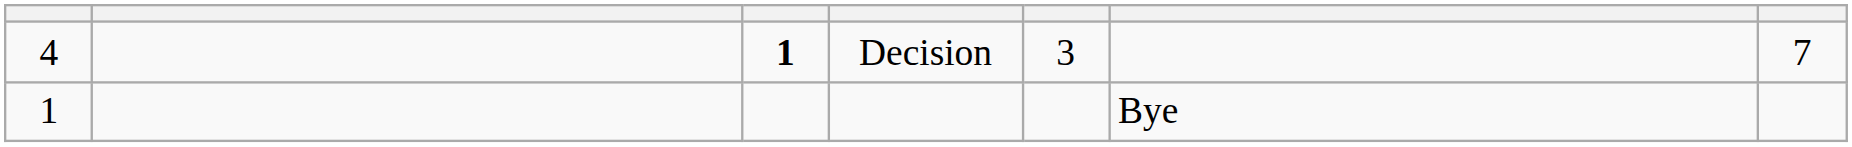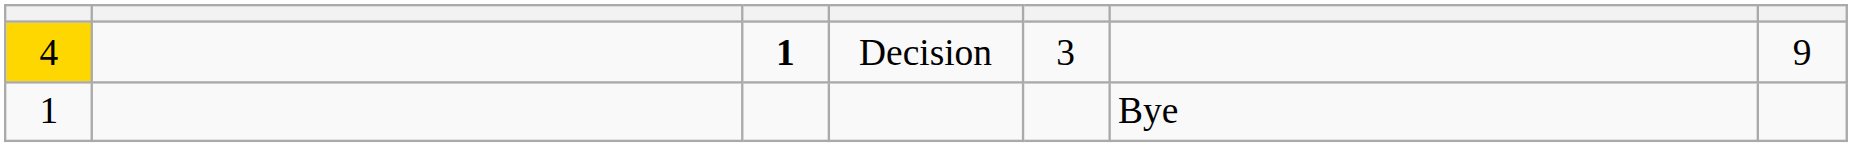(49, 51) no background -> (49, 51) gold background
(1802, 51) 7 -> (1802, 51) 9
